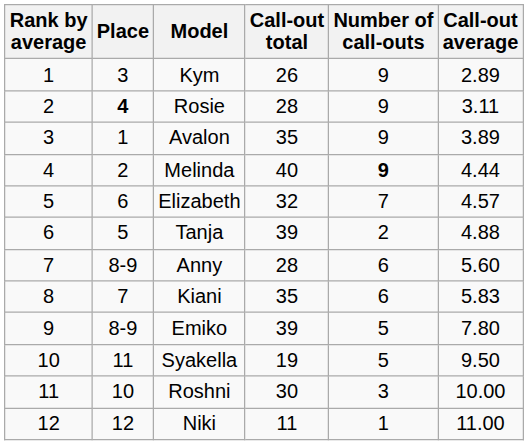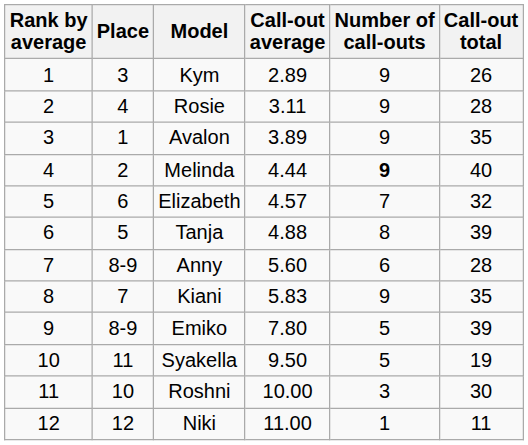columns swapped: (287, 31) <-> (480, 31)
(123, 106) bold -> (123, 106) normal
(383, 233) 2 -> (385, 233) 8
(383, 296) 6 -> (385, 296) 9
